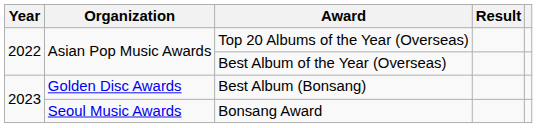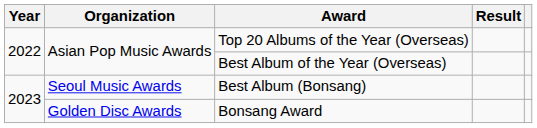(115, 87) Golden Disc Awards -> (115, 87) Seoul Music Awards
(115, 110) Seoul Music Awards -> (115, 110) Golden Disc Awards
